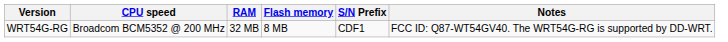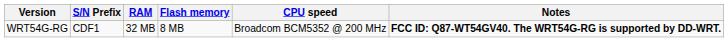columns swapped: (149, 12) <-> (362, 12)
(552, 28) normal -> (556, 28) bold
